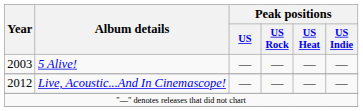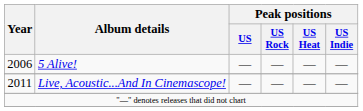(20, 64) 2003 -> (20, 64) 2006
(20, 83) 2012 -> (20, 83) 2011
